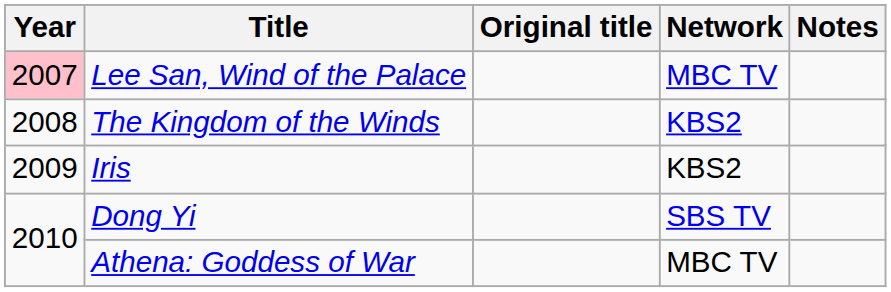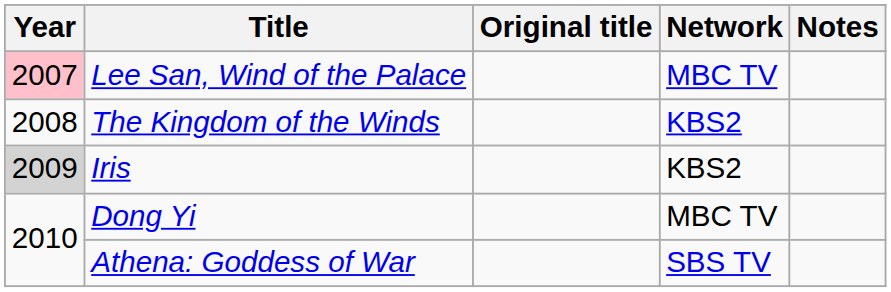(45, 168) no background -> (45, 168) lightgrey background
(719, 215) SBS TV -> (722, 215) MBC TV
(722, 262) MBC TV -> (719, 262) SBS TV
